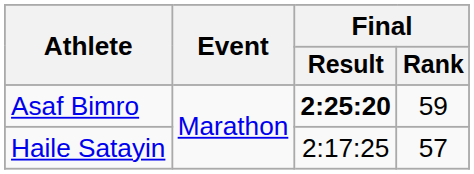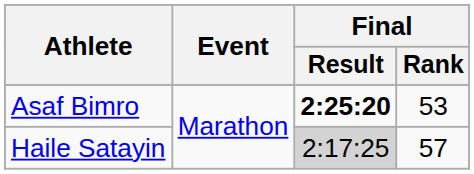(433, 106) 59 -> (433, 106) 53
(346, 148) no background -> (346, 148) lightgrey background
